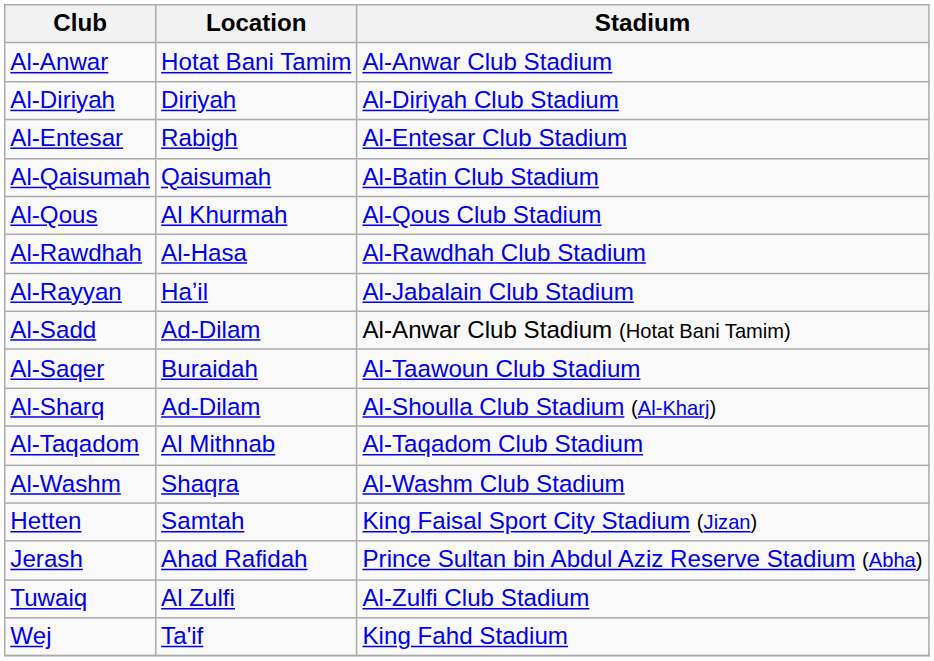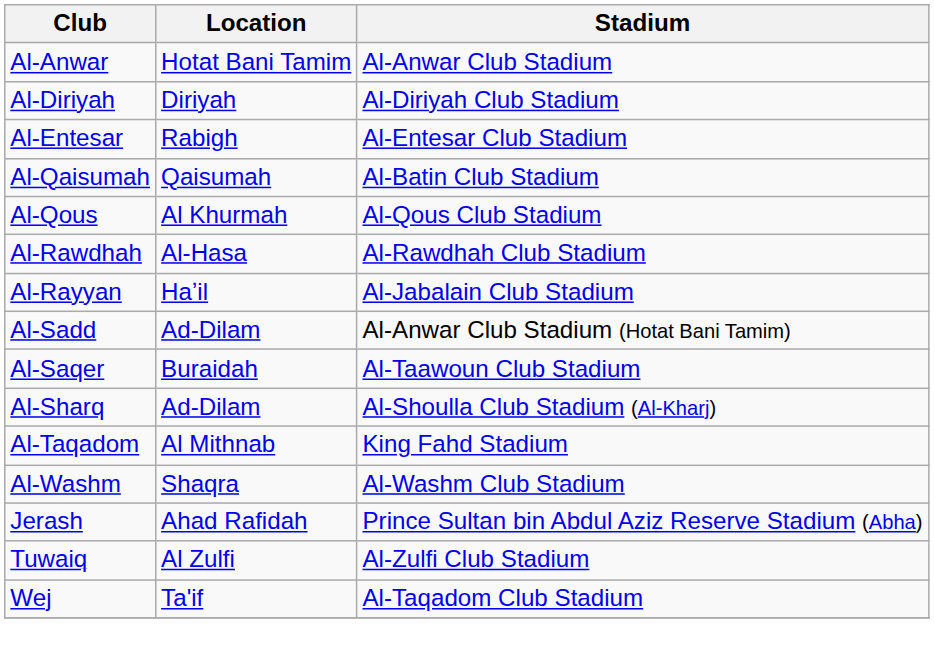(503, 445) Al-Taqadom Club Stadium -> (465, 445) King Fahd Stadium
- row: (46, 521)
(465, 636) King Fahd Stadium -> (503, 598) Al-Taqadom Club Stadium
